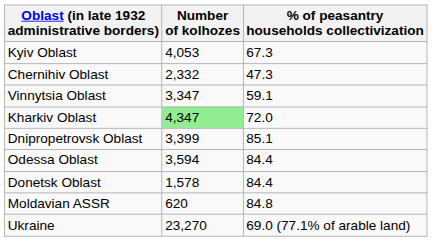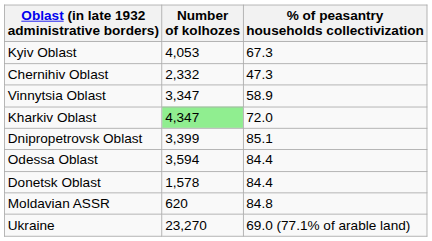(259, 95) 59.1 -> (259, 95) 58.9
